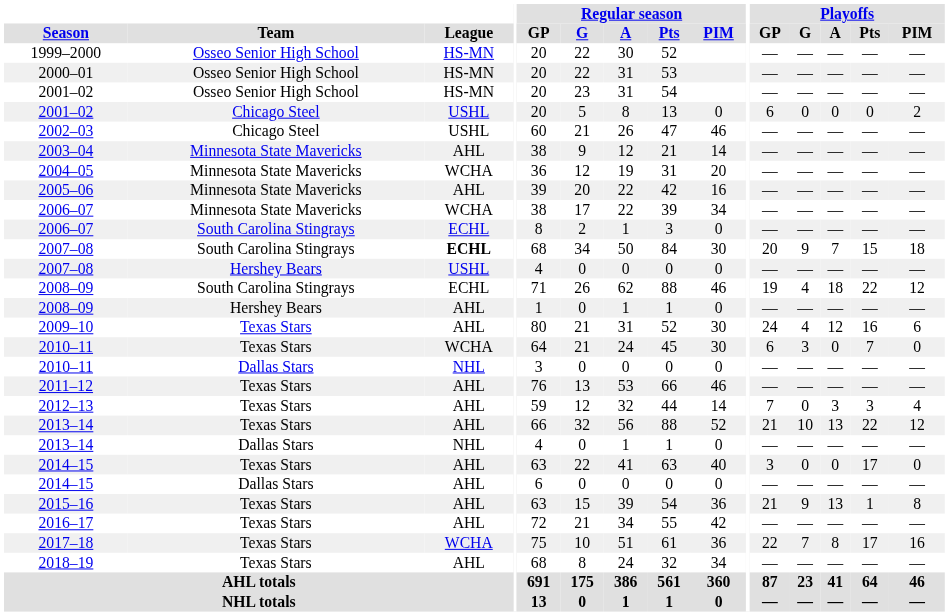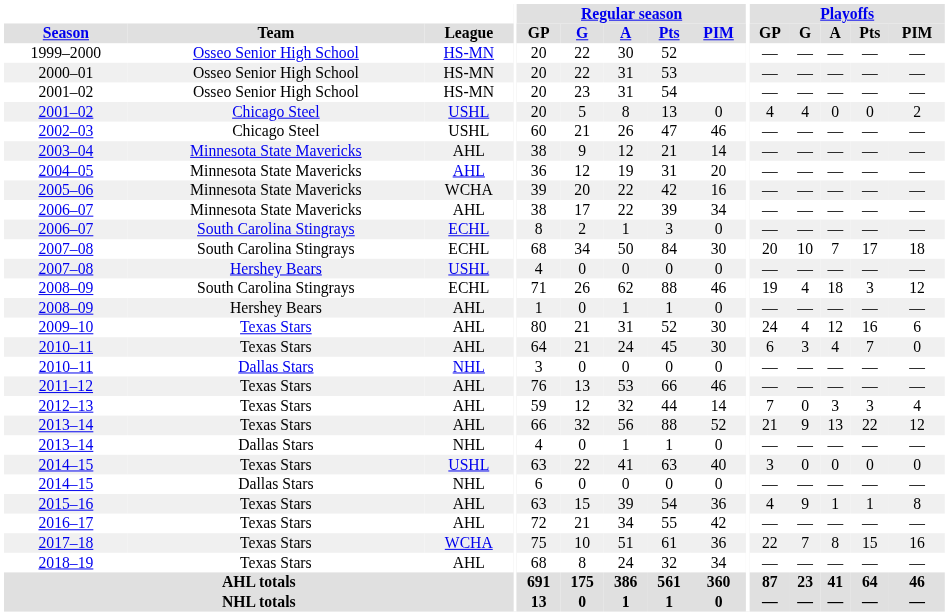(770, 111) 6 -> (770, 111) 4
(805, 111) 0 -> (805, 111) 4
(469, 170) WCHA -> (469, 170) AHL
(469, 190) AHL -> (469, 190) WCHA
(469, 209) WCHA -> (469, 209) AHL
(469, 249) bold -> (469, 249) normal
(805, 249) 9 -> (805, 249) 10
(870, 249) 15 -> (870, 249) 17
(870, 288) 22 -> (870, 288) 3
(469, 347) WCHA -> (469, 347) AHL
(835, 347) 0 -> (835, 347) 4
(805, 425) 10 -> (805, 425) 9
(469, 464) AHL -> (469, 464) USHL
(870, 464) 17 -> (870, 464) 0
(469, 484) AHL -> (469, 484) NHL
(770, 503) 21 -> (770, 503) 4
(835, 503) 13 -> (835, 503) 1
(870, 543) 17 -> (870, 543) 15
